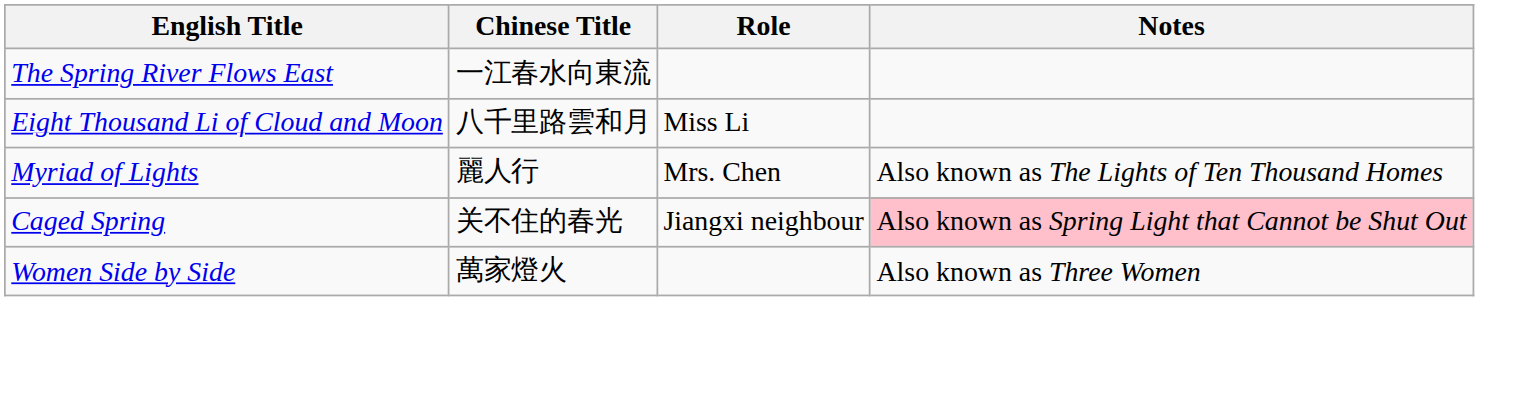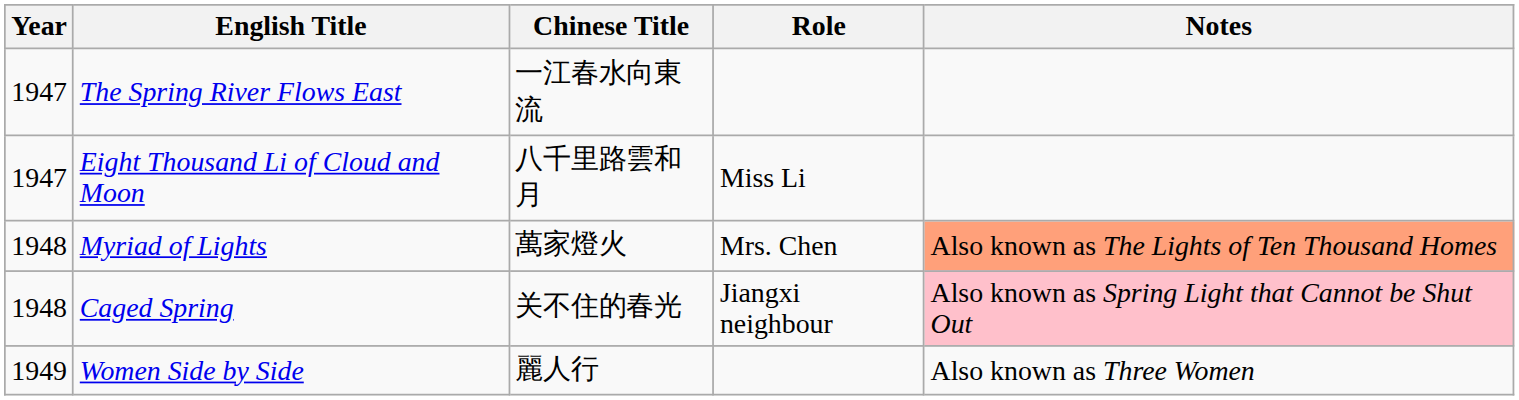+ column: (39, 26)
(497, 171) 麗人行 -> (571, 244) 萬家燈火
(1160, 172) no background -> (1214, 245) lightsalmon background
(511, 269) 萬家燈火 -> (557, 369) 麗人行
